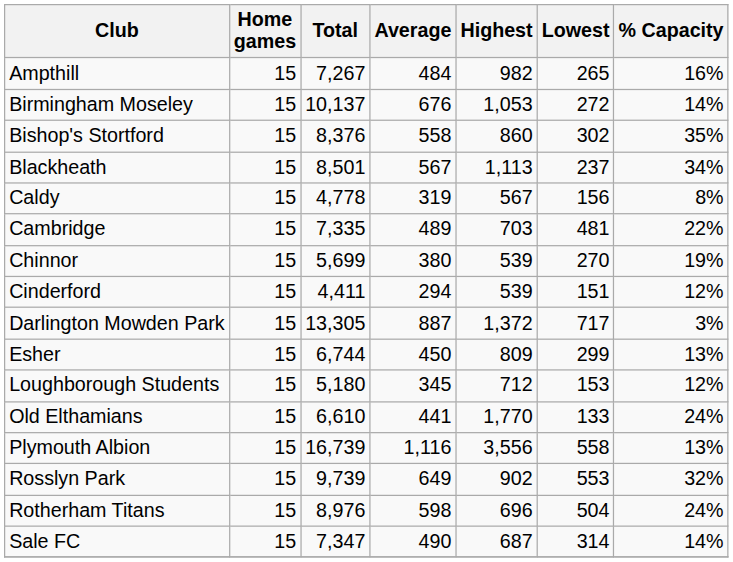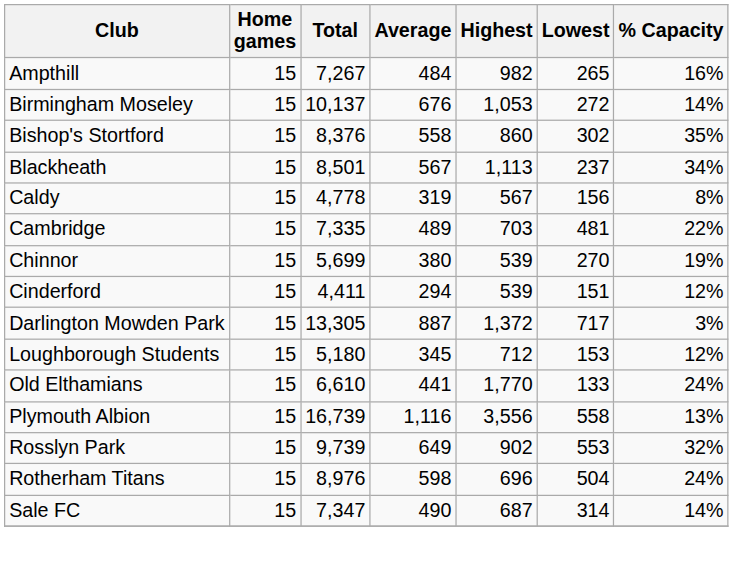- row: (35, 354)
